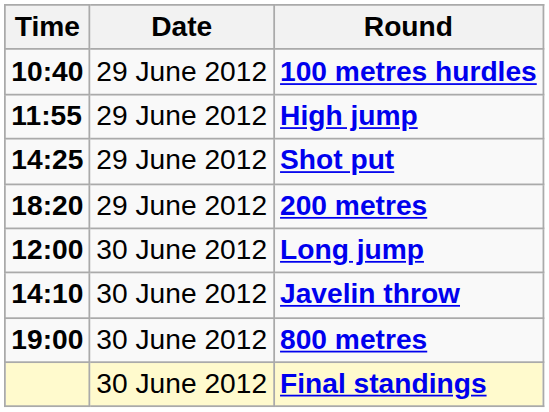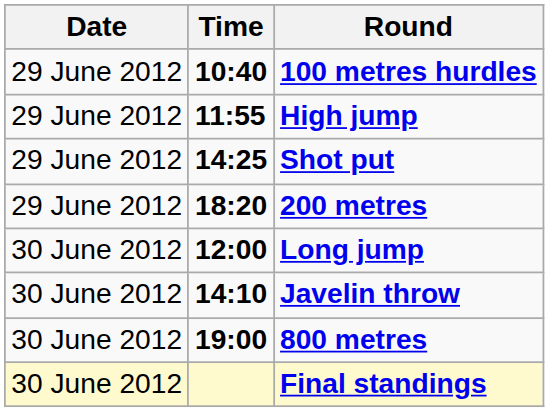columns swapped: (182, 26) <-> (47, 26)
